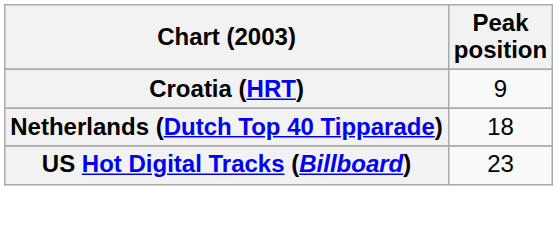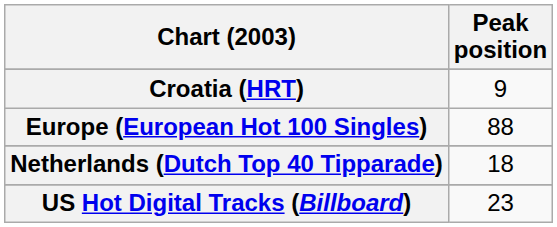+ row: (227, 126)
